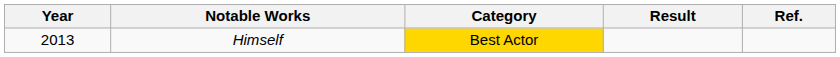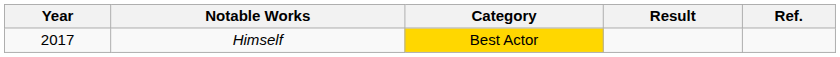(58, 40) 2013 -> (58, 40) 2017
